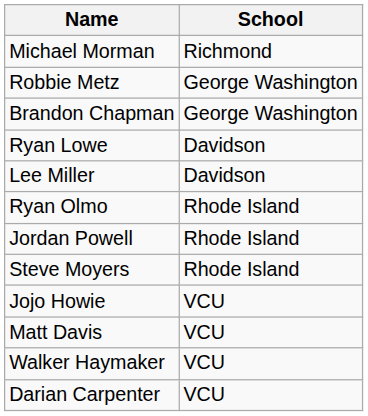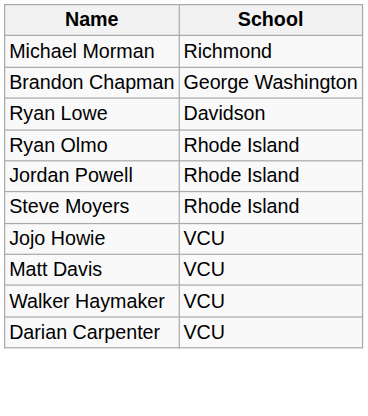- row: (64, 82)
- row: (52, 176)
